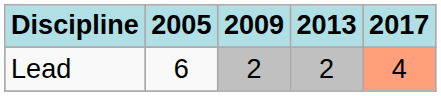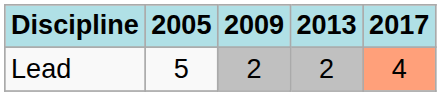(181, 68) 6 -> (181, 68) 5
